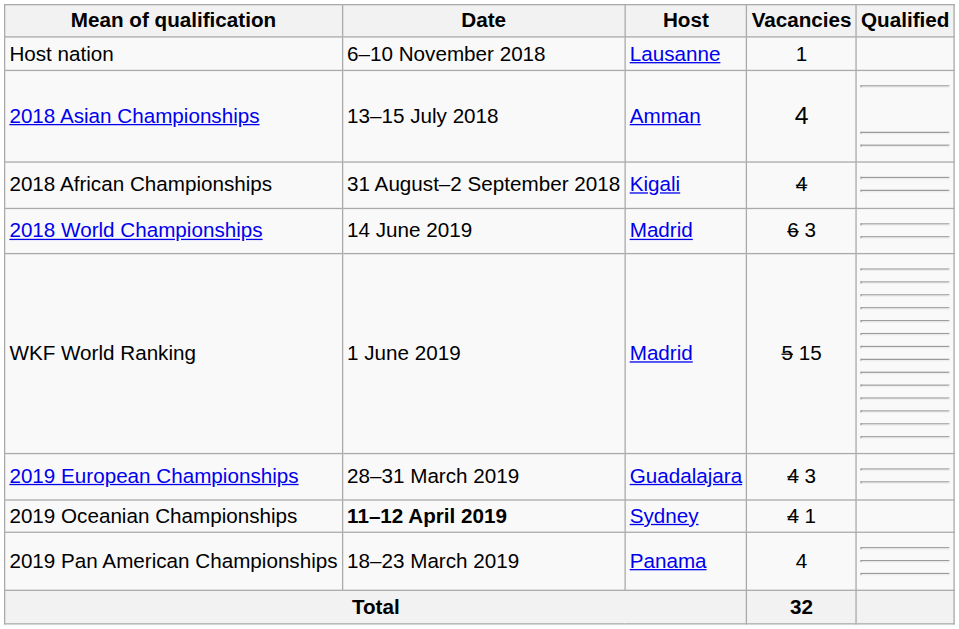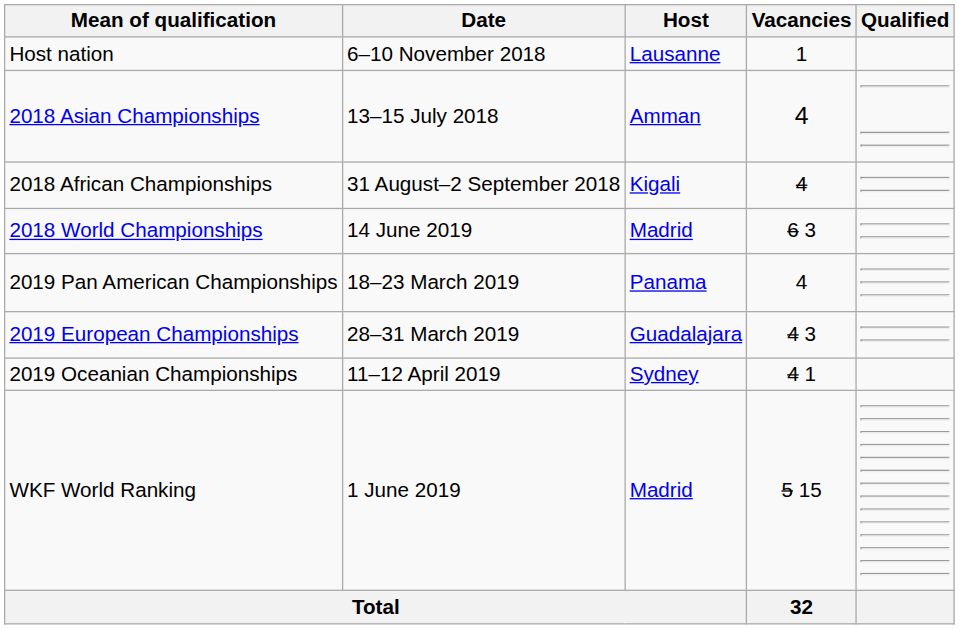rows swapped: (173, 561) <-> (103, 353)
(427, 515) bold -> (424, 373) normal
